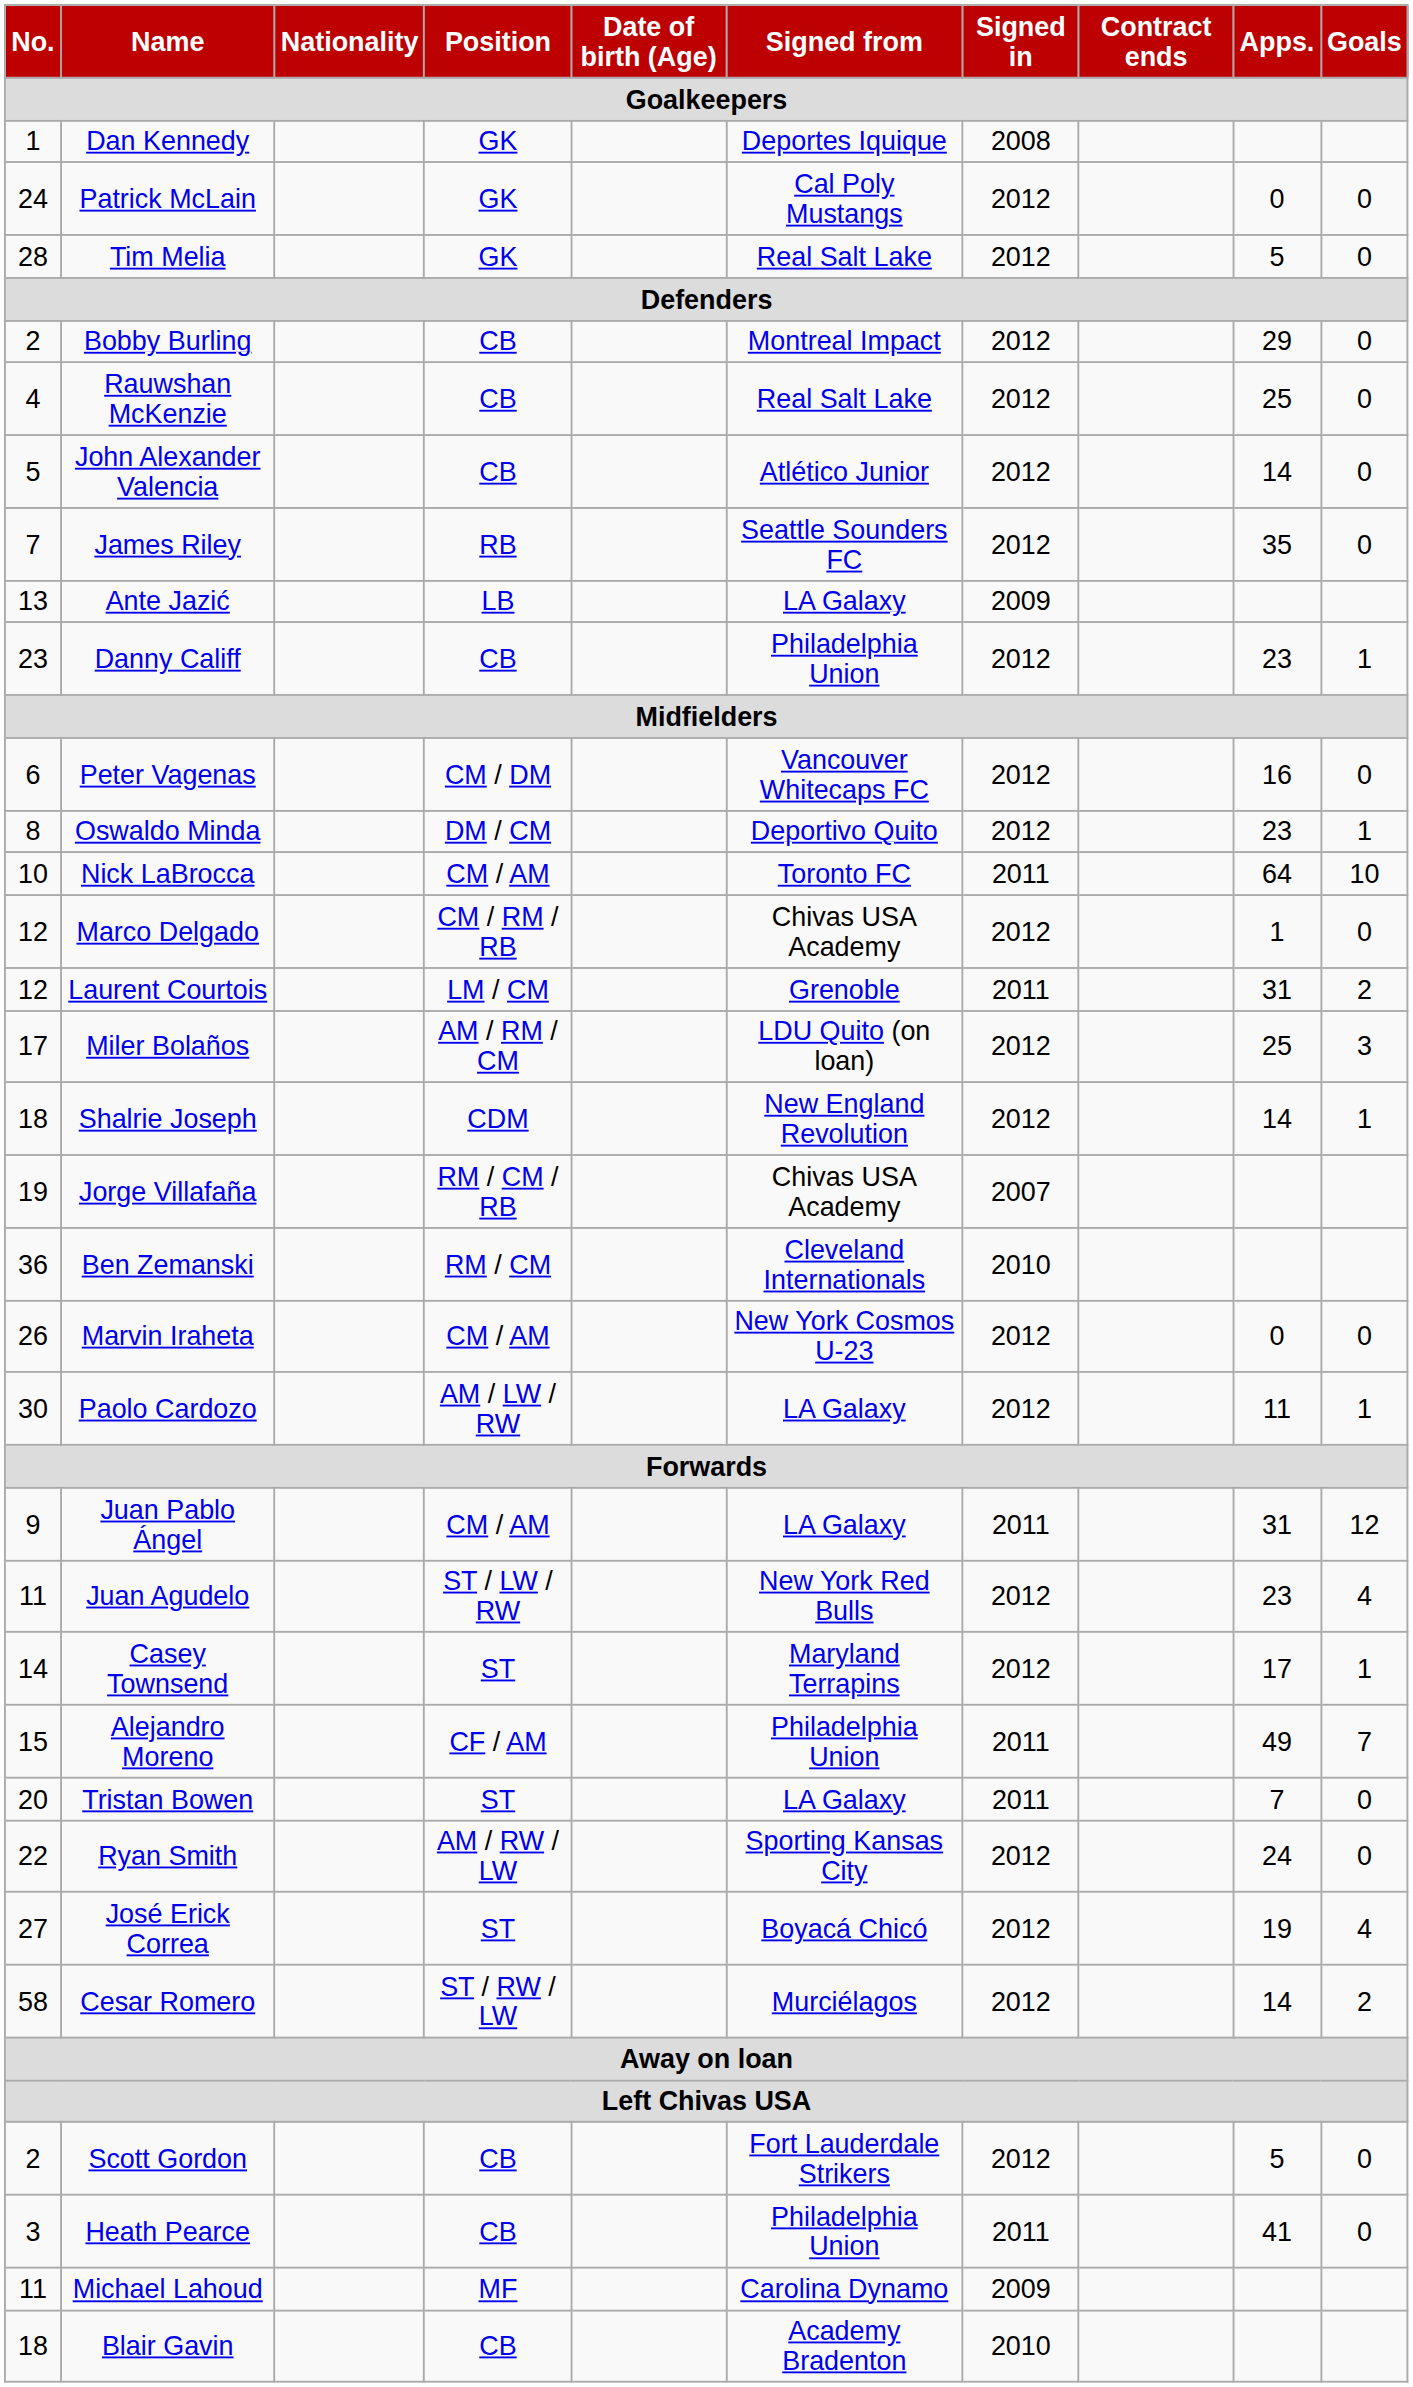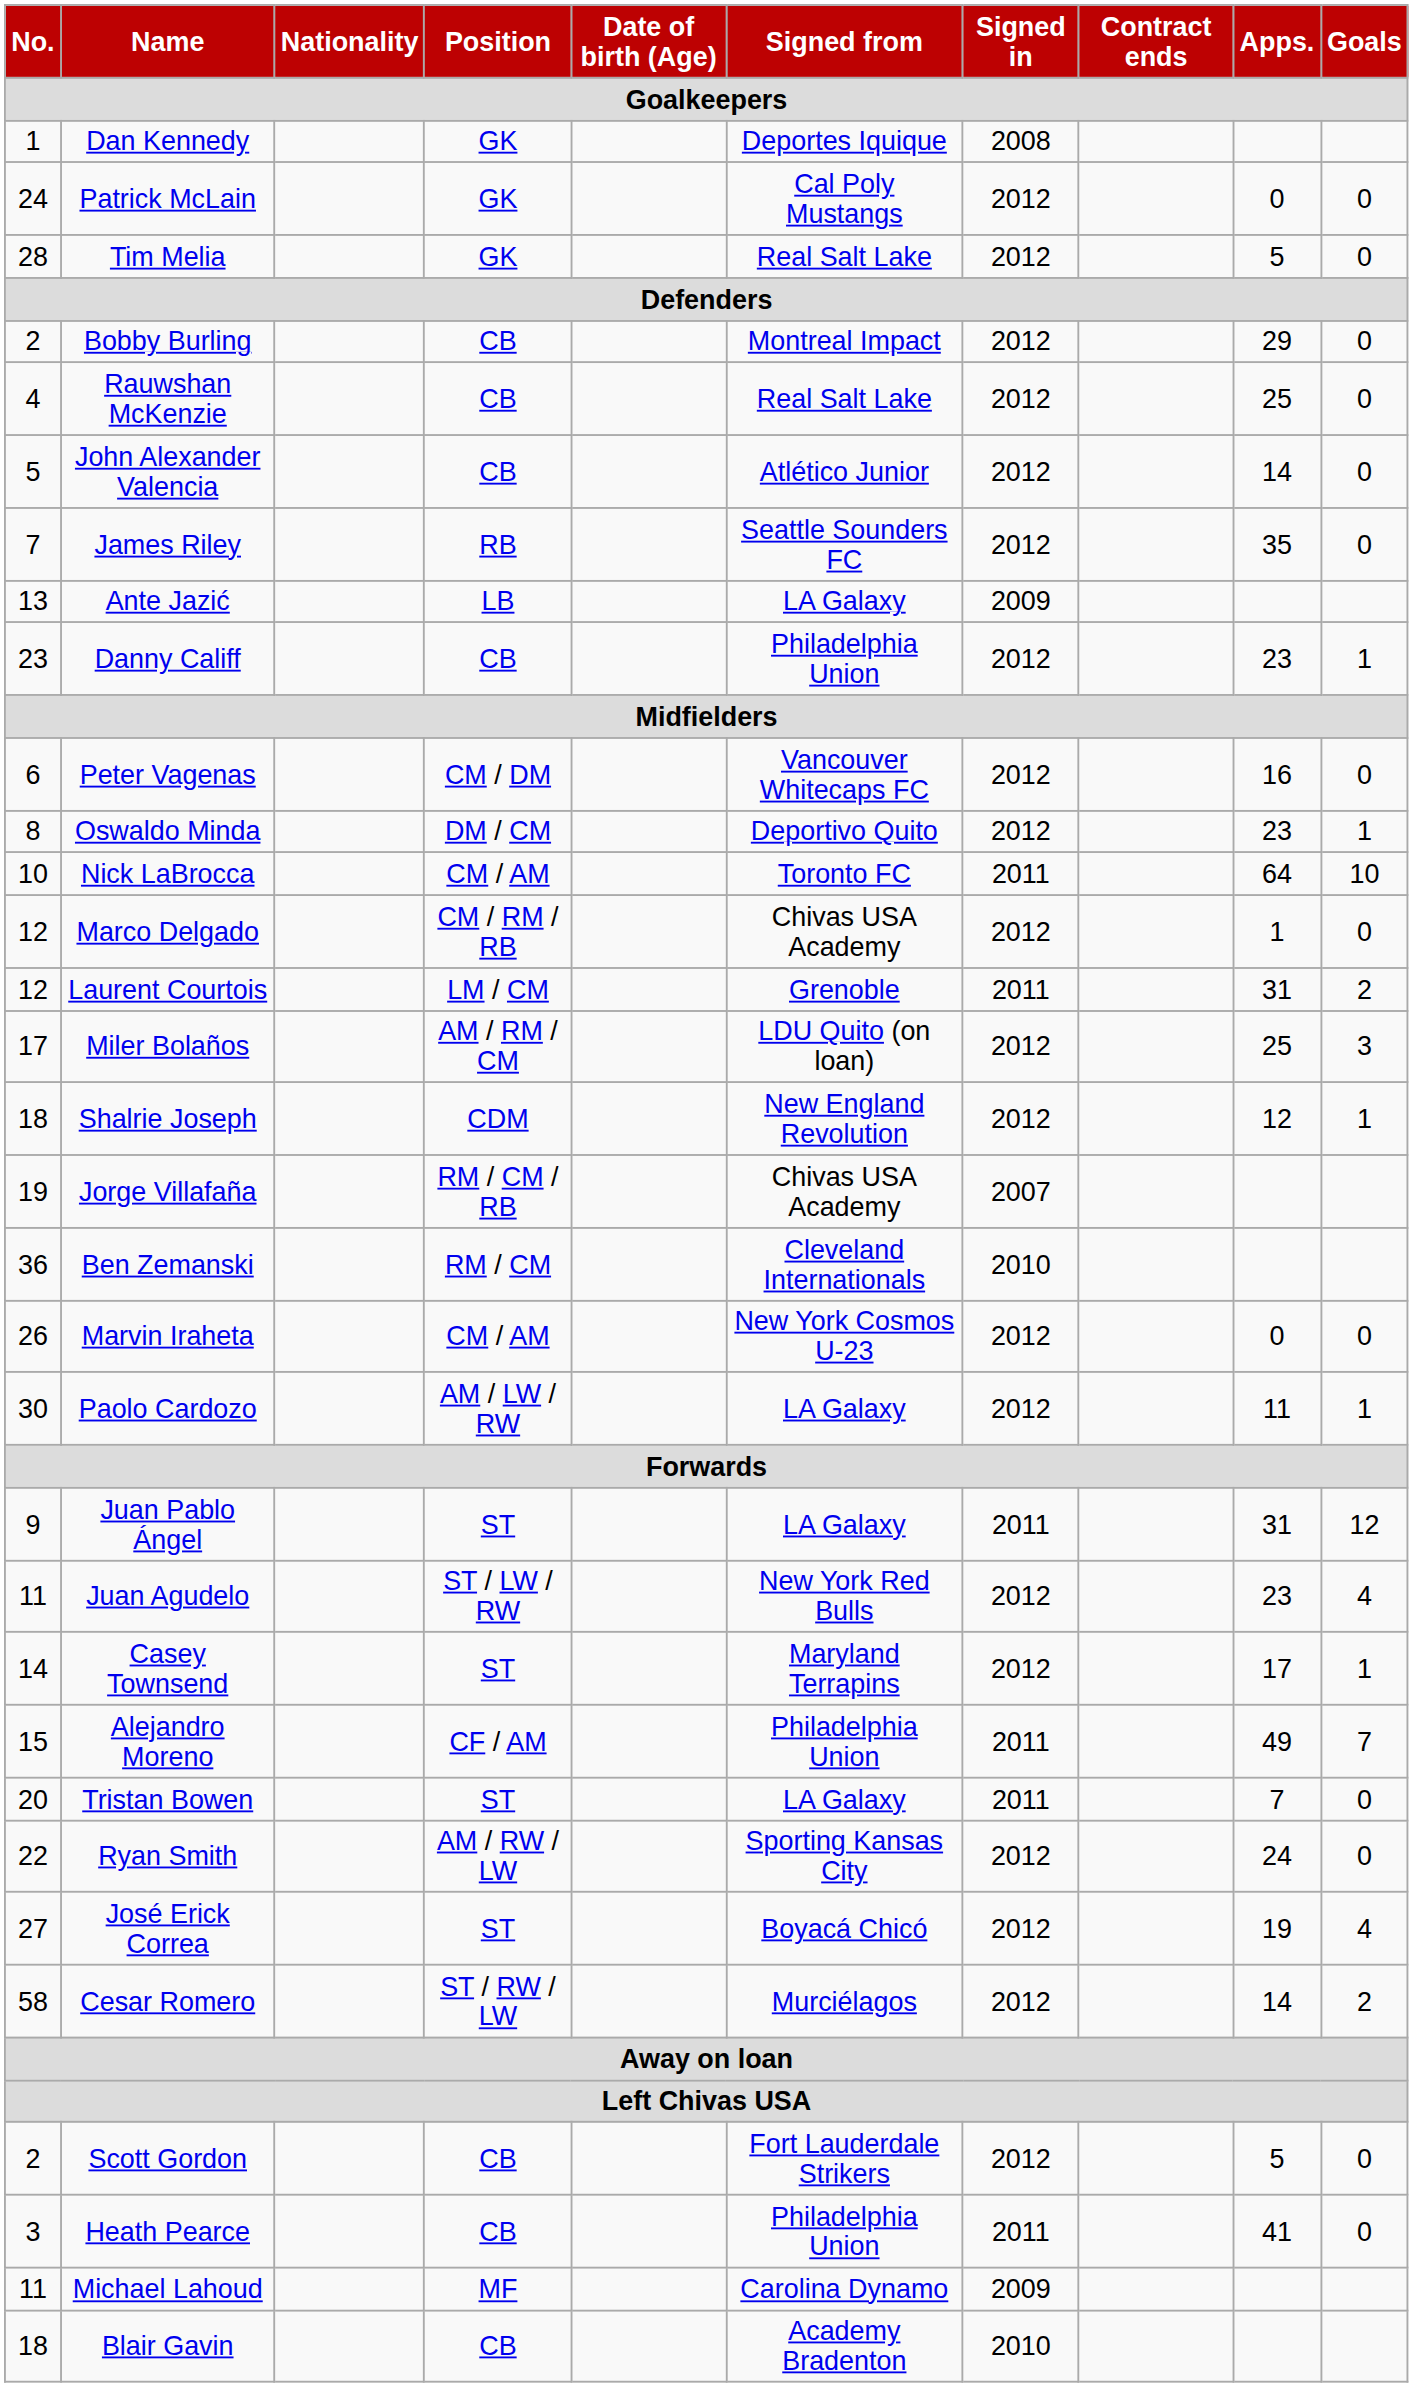(1277, 1119) 14 -> (1277, 1119) 12
(498, 1524) CM / AM -> (498, 1524) ST
